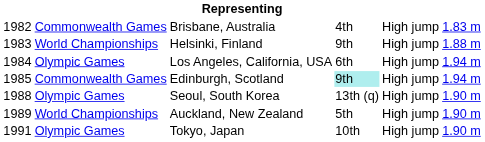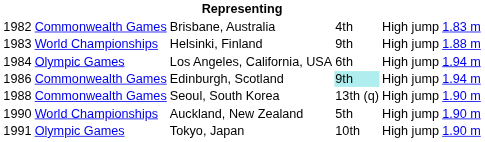(17, 79) 1985 -> (17, 79) 1986
(80, 96) Olympic Games -> (101, 96) Commonwealth Games
(17, 113) 1989 -> (17, 113) 1990
